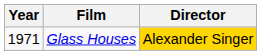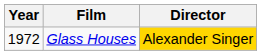(24, 38) 1971 -> (24, 38) 1972
